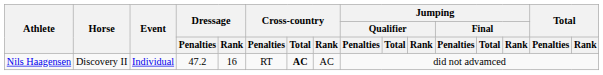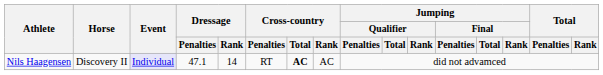(153, 62) no background -> (153, 62) lavender background
(197, 62) 47.2 -> (197, 62) 47.1
(232, 62) 16 -> (232, 62) 14
